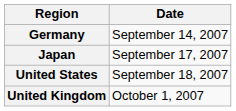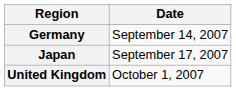- row: (57, 75)
